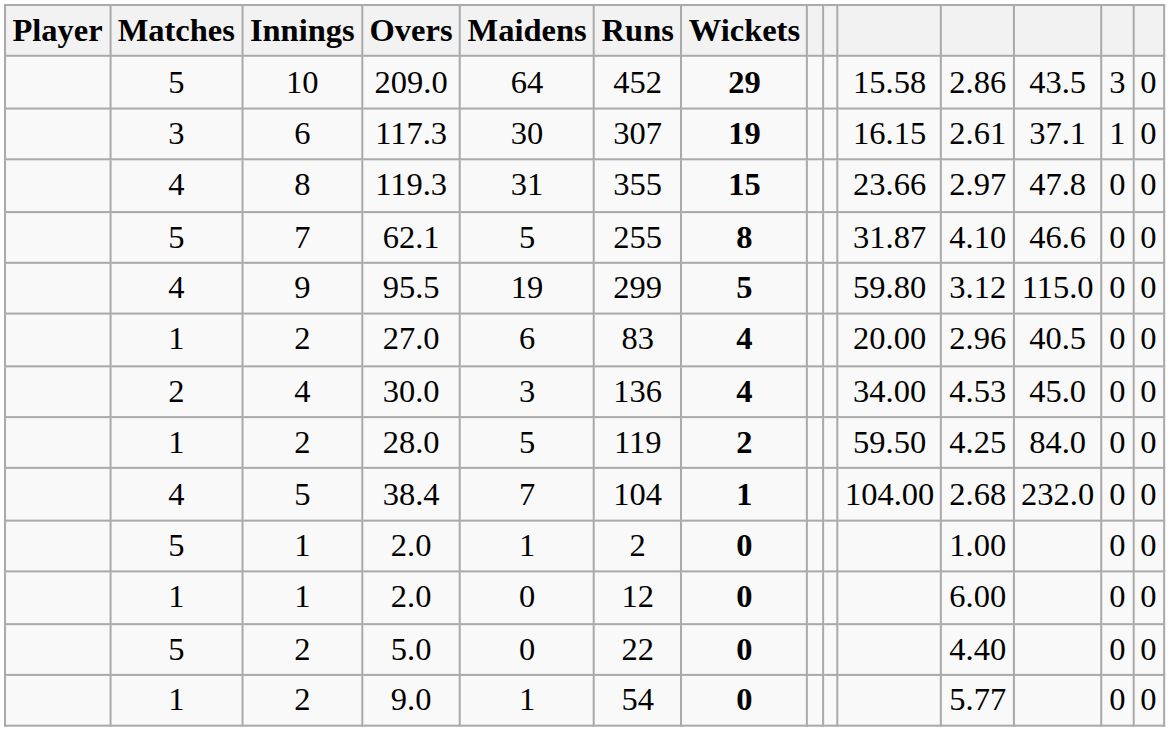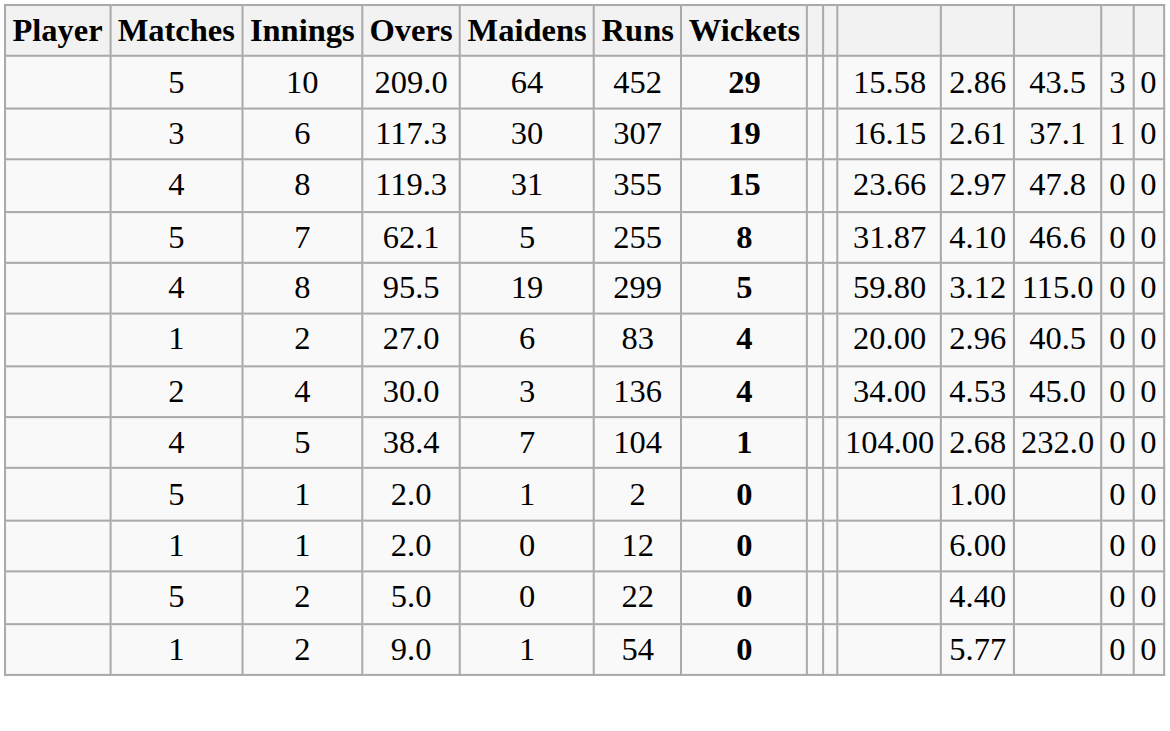(302, 287) 9 -> (302, 287) 8
- row: (176, 442)
